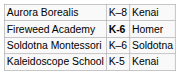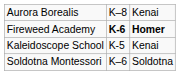(148, 29) normal -> (148, 29) bold
rows swapped: (55, 62) <-> (54, 45)
